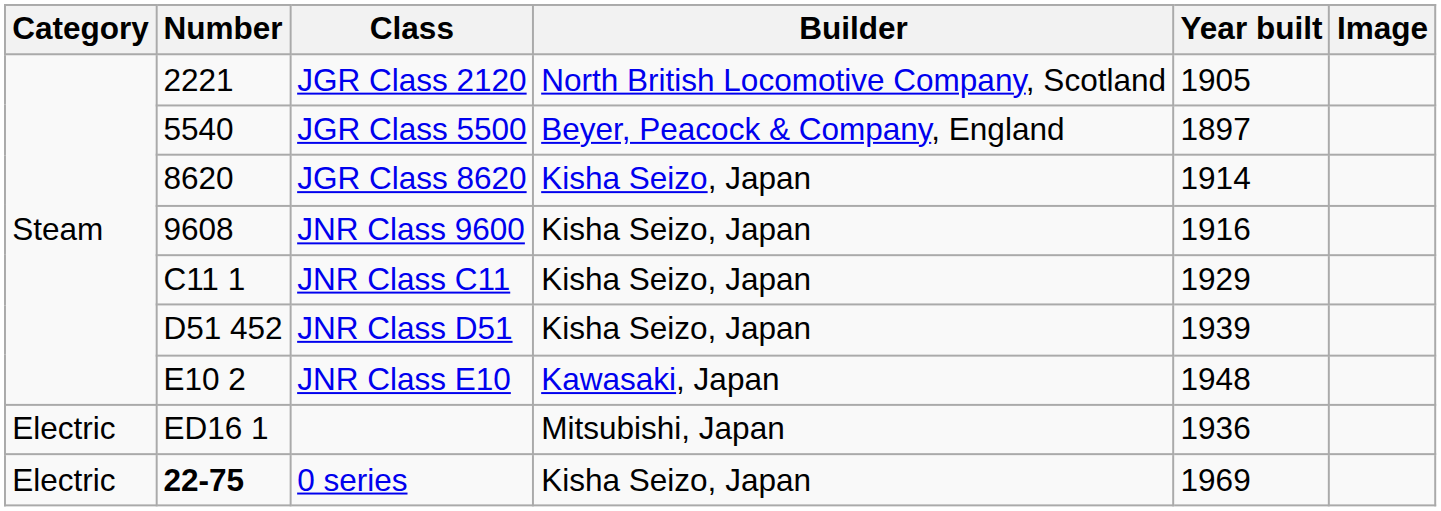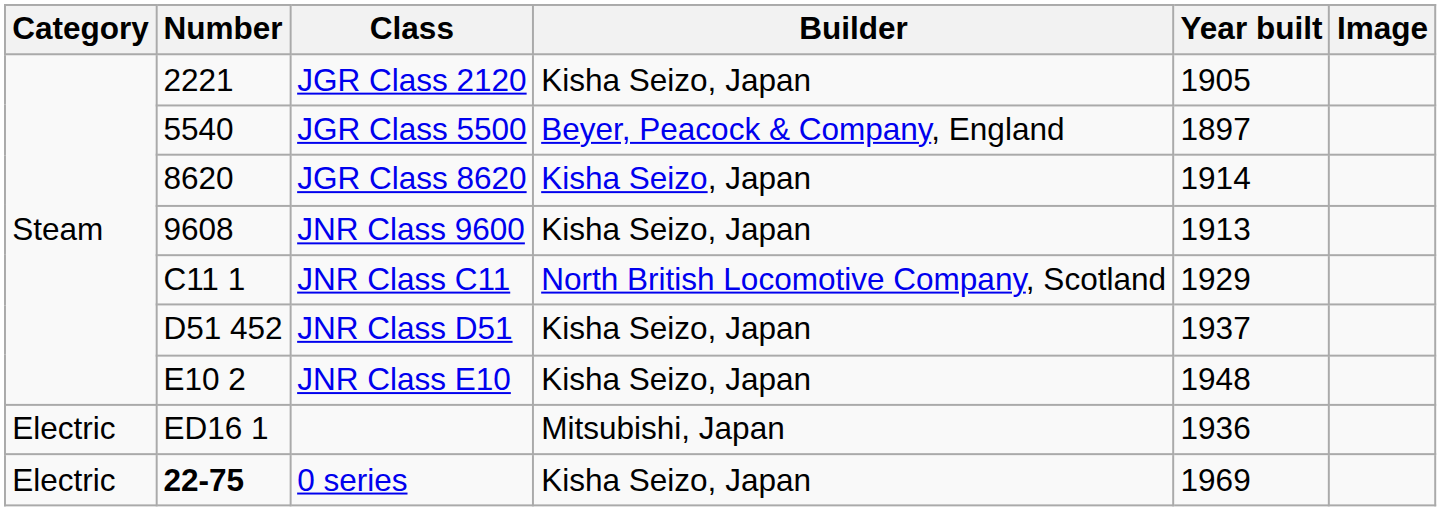(854, 79) North British Locomotive Company, Scotland -> (676, 79) Kisha Seizo, Japan
(1216, 229) 1916 -> (1216, 229) 1913
(676, 279) Kisha Seizo, Japan -> (854, 279) North British Locomotive Company, Scotland
(1216, 329) 1939 -> (1216, 329) 1937
(660, 379) Kawasaki, Japan -> (676, 379) Kisha Seizo, Japan
